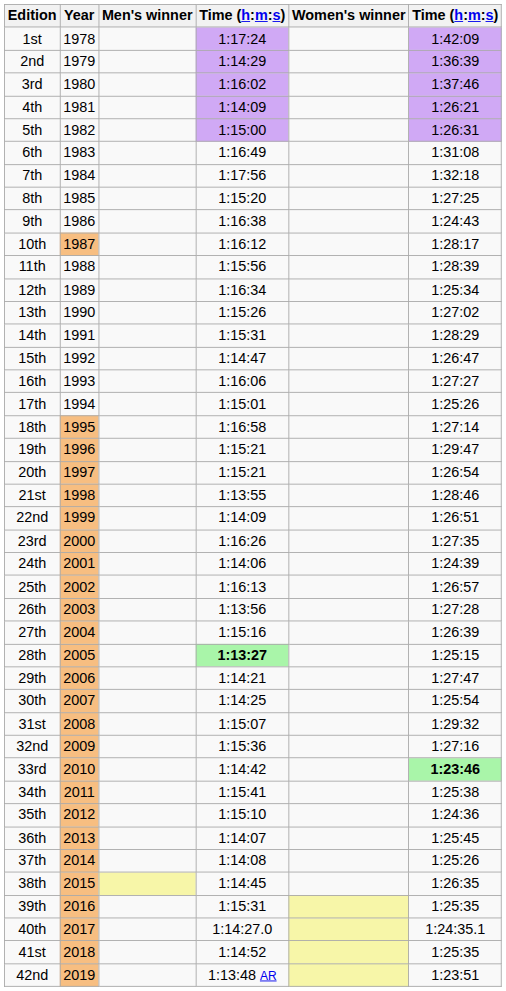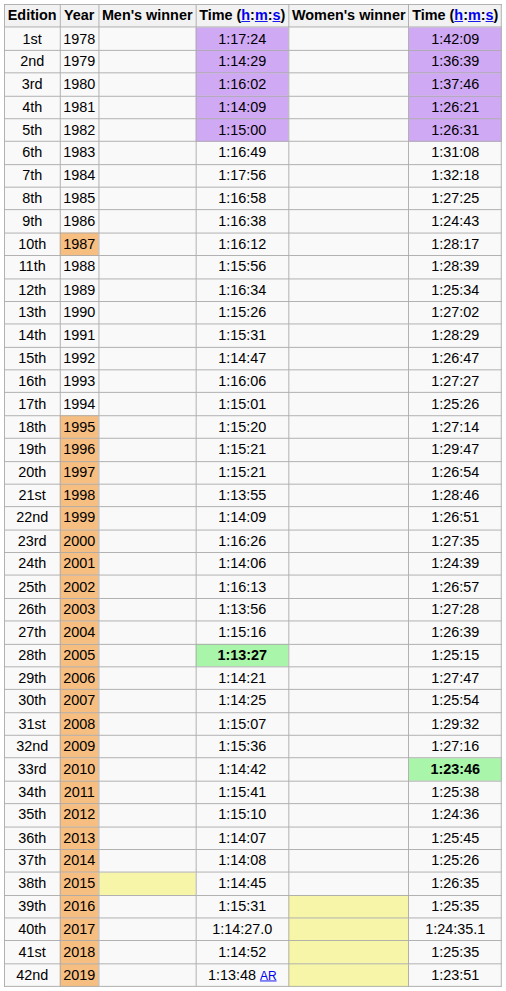(242, 198) 1:15:20 -> (242, 198) 1:16:58
(242, 426) 1:16:58 -> (242, 426) 1:15:20
